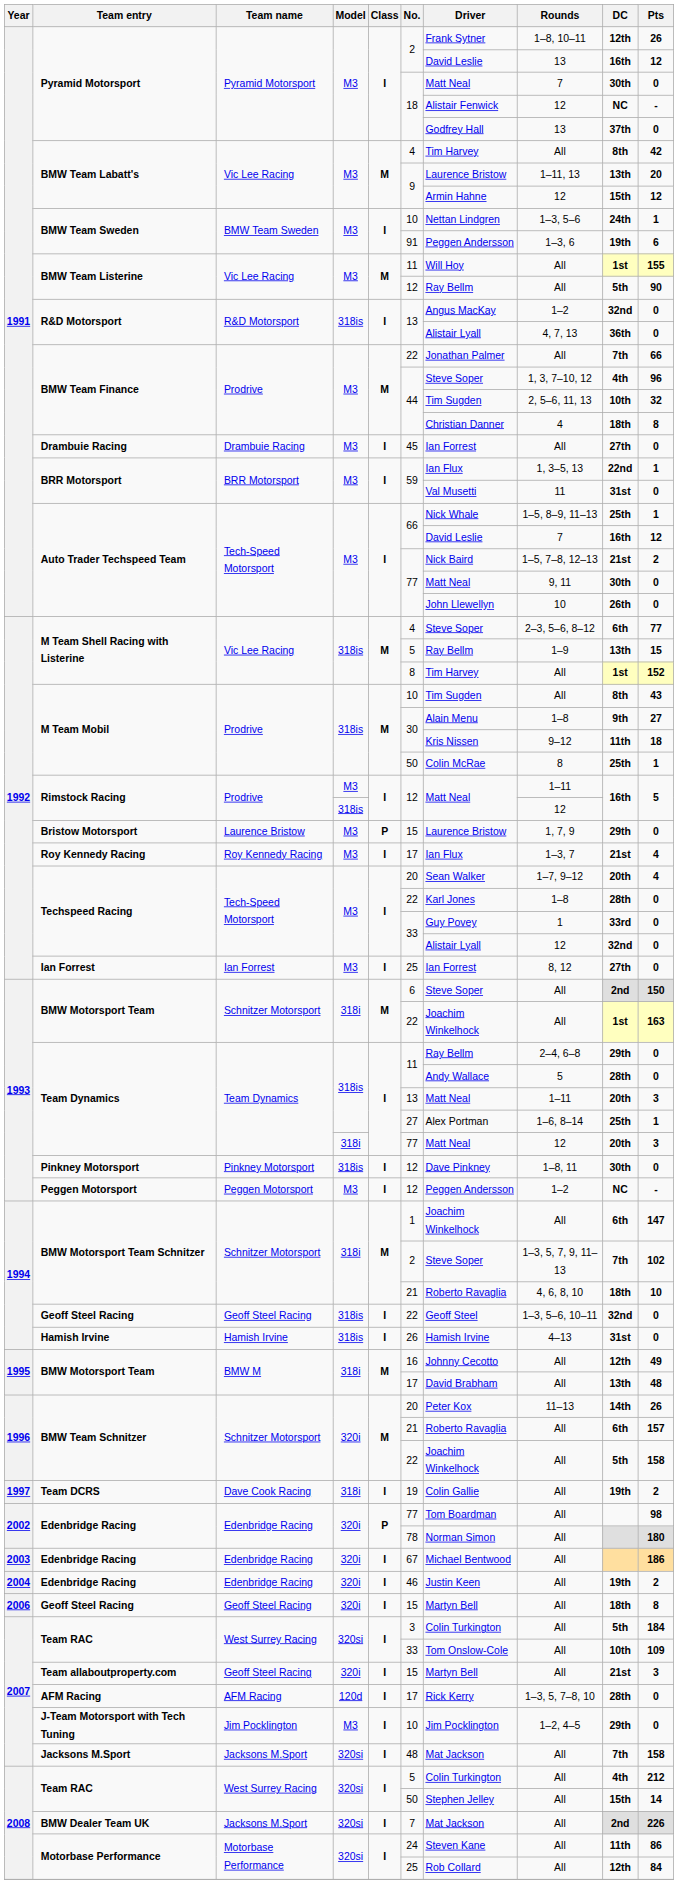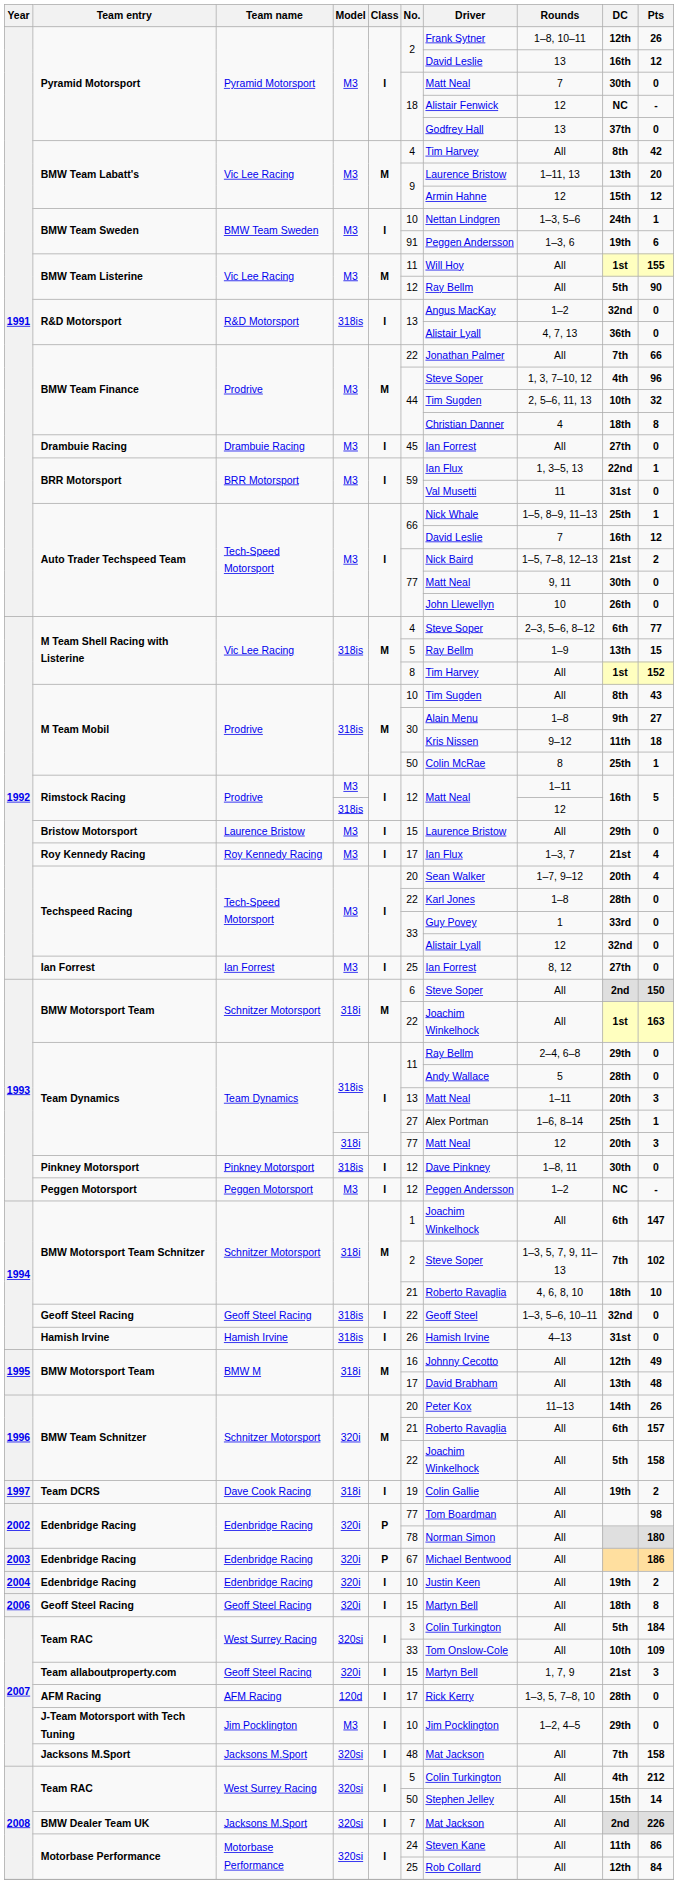(385, 831) P -> (385, 831) I
(560, 831) 1, 7, 9 -> (560, 831) All
(385, 1559) I -> (385, 1559) P
(412, 1582) 46 -> (412, 1582) 10
(560, 1673) All -> (560, 1673) 1, 7, 9
